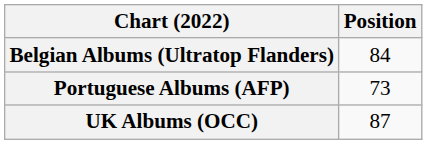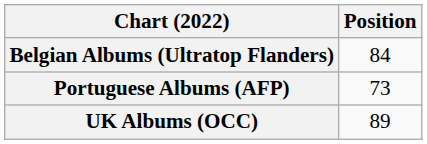(380, 121) 87 -> (380, 121) 89
